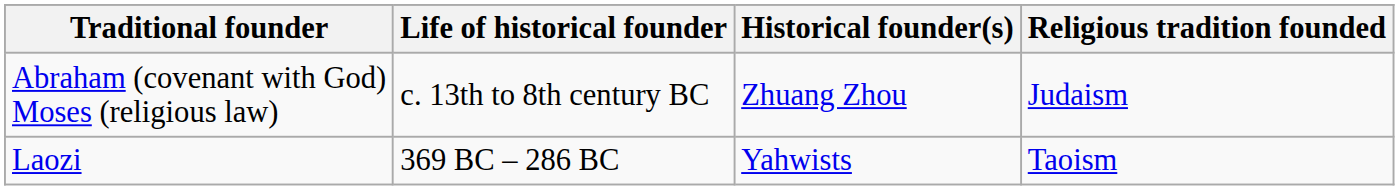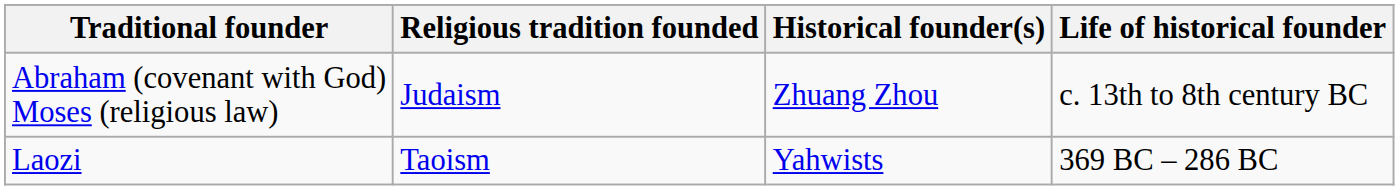columns swapped: (1207, 28) <-> (564, 28)
